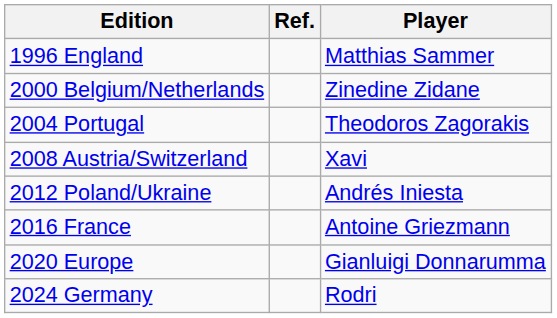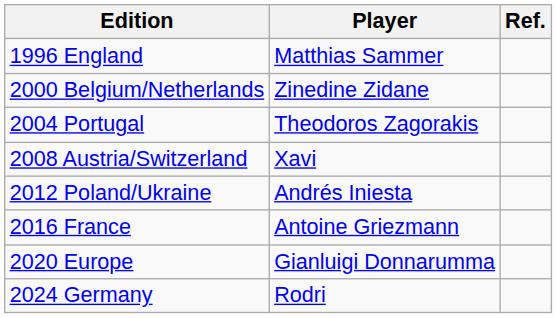columns swapped: (435, 21) <-> (295, 21)
